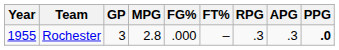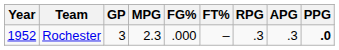(22, 35) 1955 -> (22, 35) 1952
(152, 35) 2.8 -> (152, 35) 2.3
